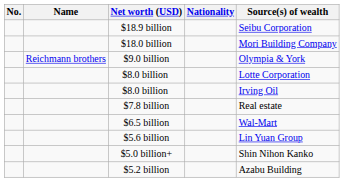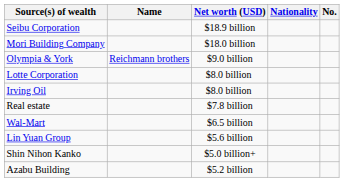columns swapped: (14, 12) <-> (288, 12)
